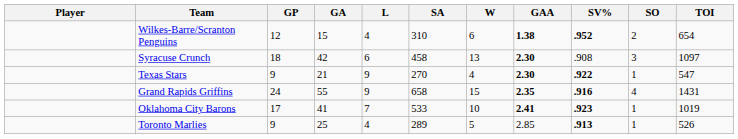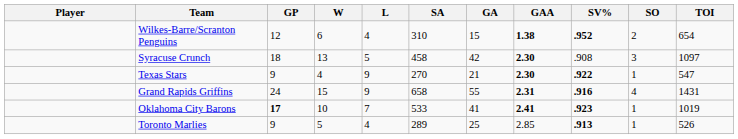columns swapped: (490, 12) <-> (338, 12)
(367, 58) 6 -> (367, 58) 5
(525, 91) 2.35 -> (525, 91) 2.31
(275, 108) normal -> (275, 108) bold
